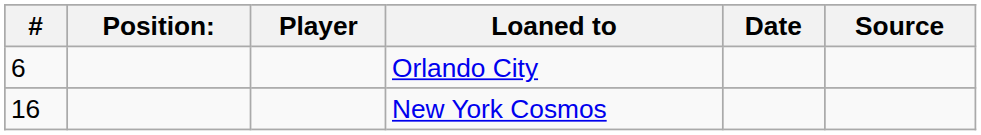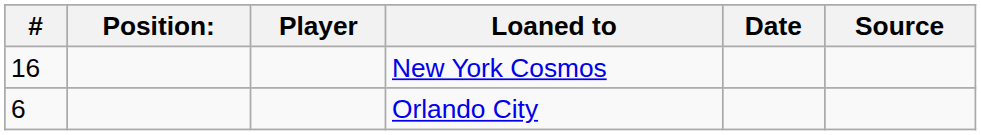rows swapped: (465, 67) <-> (499, 109)
